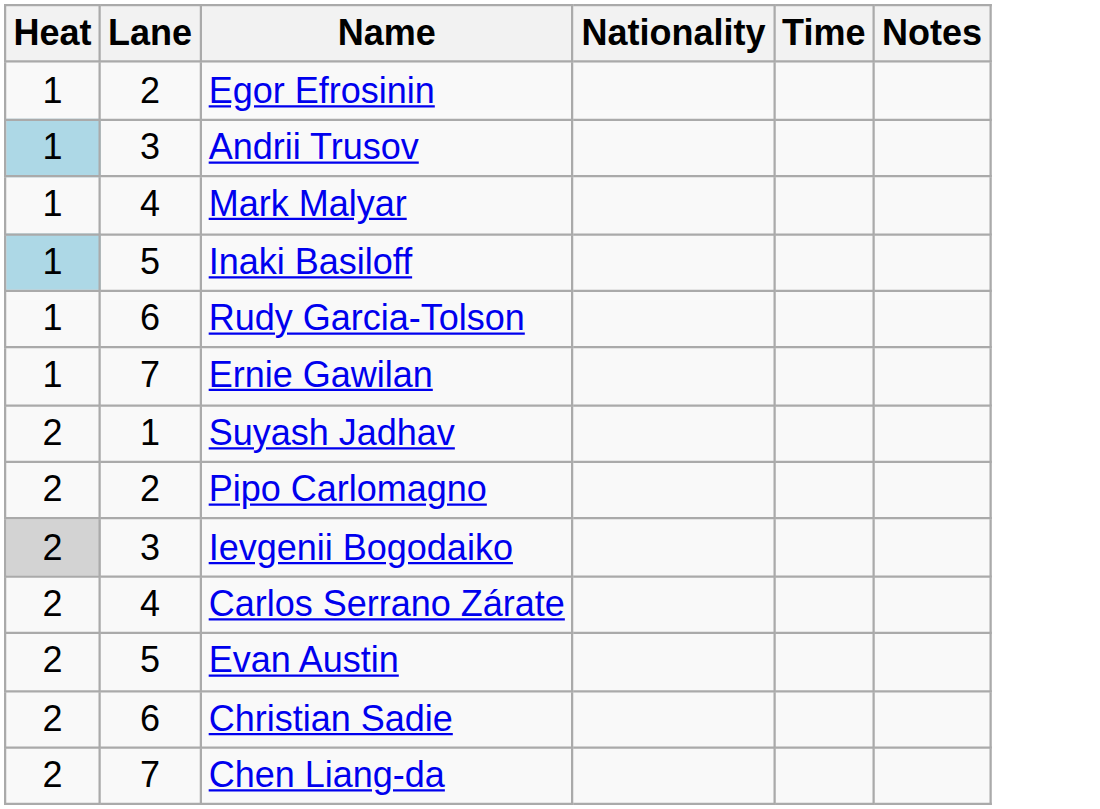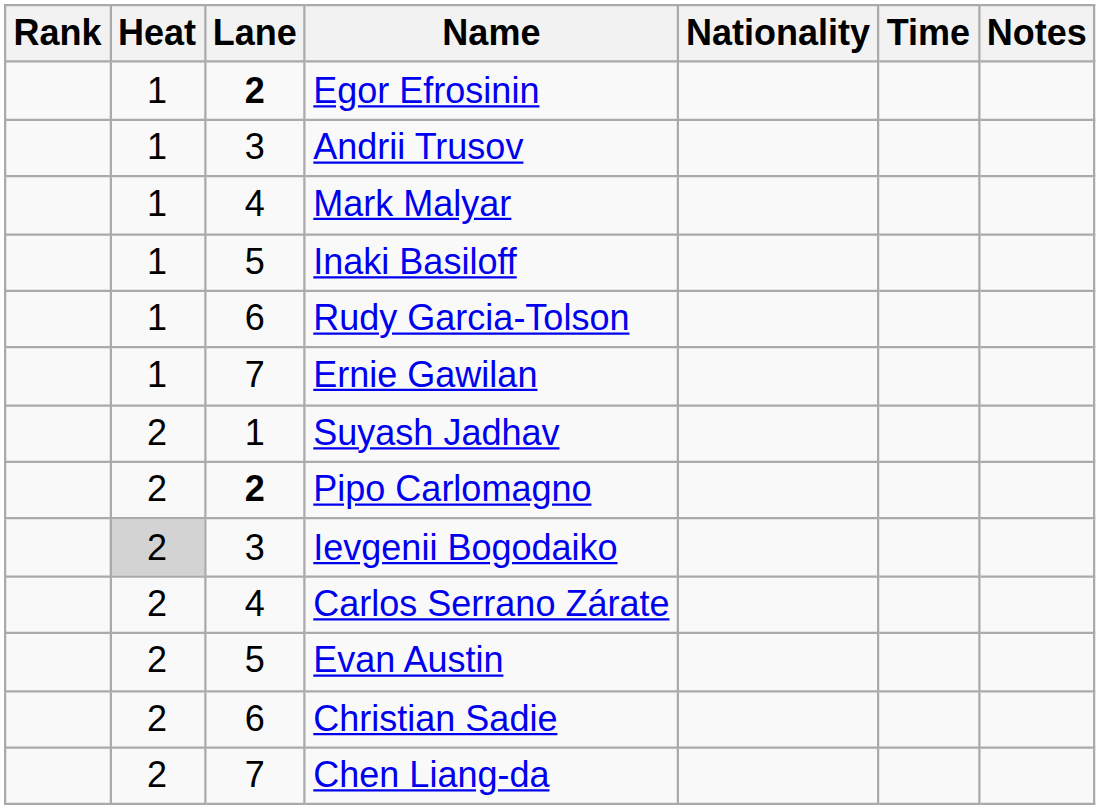+ column: (57, 33)
(150, 90) normal -> (255, 90) bold
(52, 147) lightblue background -> (157, 147) no background
(52, 261) lightblue background -> (157, 261) no background
(150, 489) normal -> (255, 489) bold
